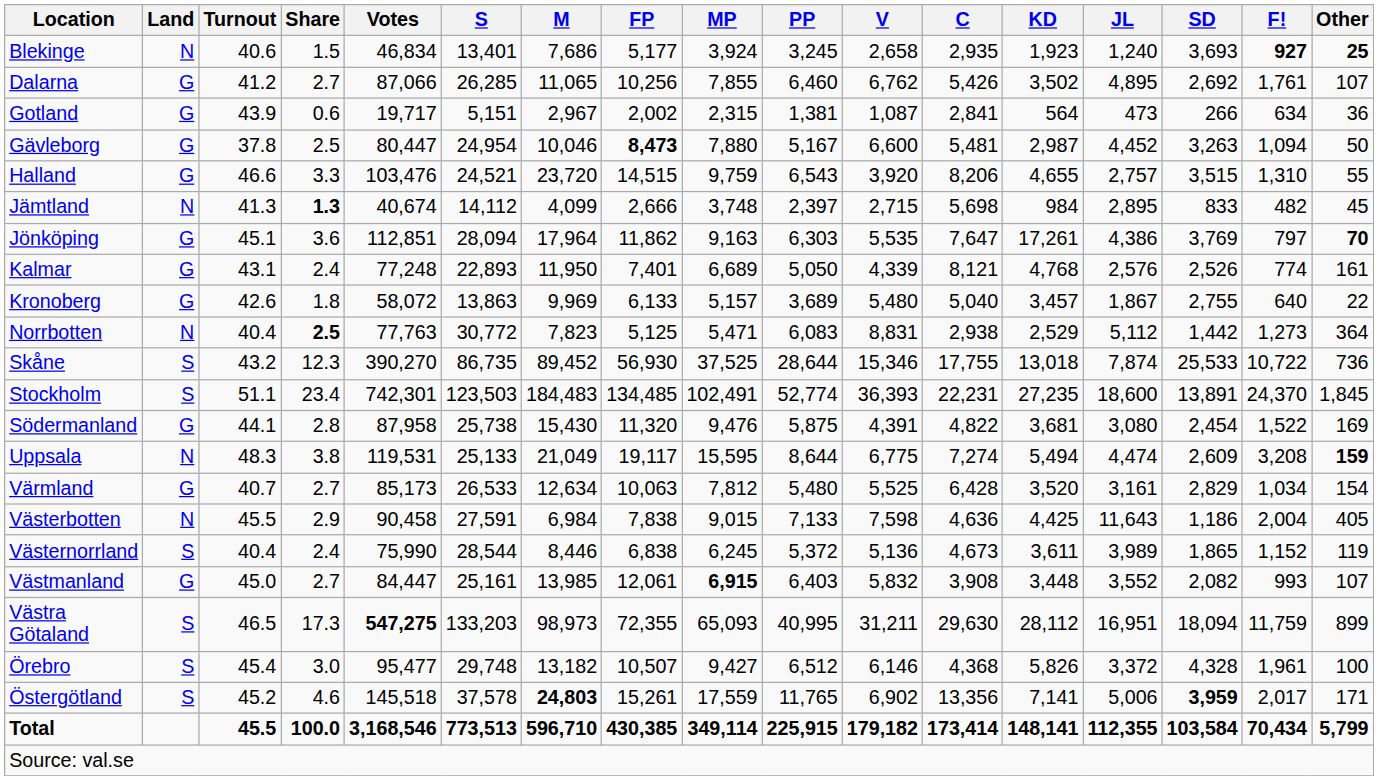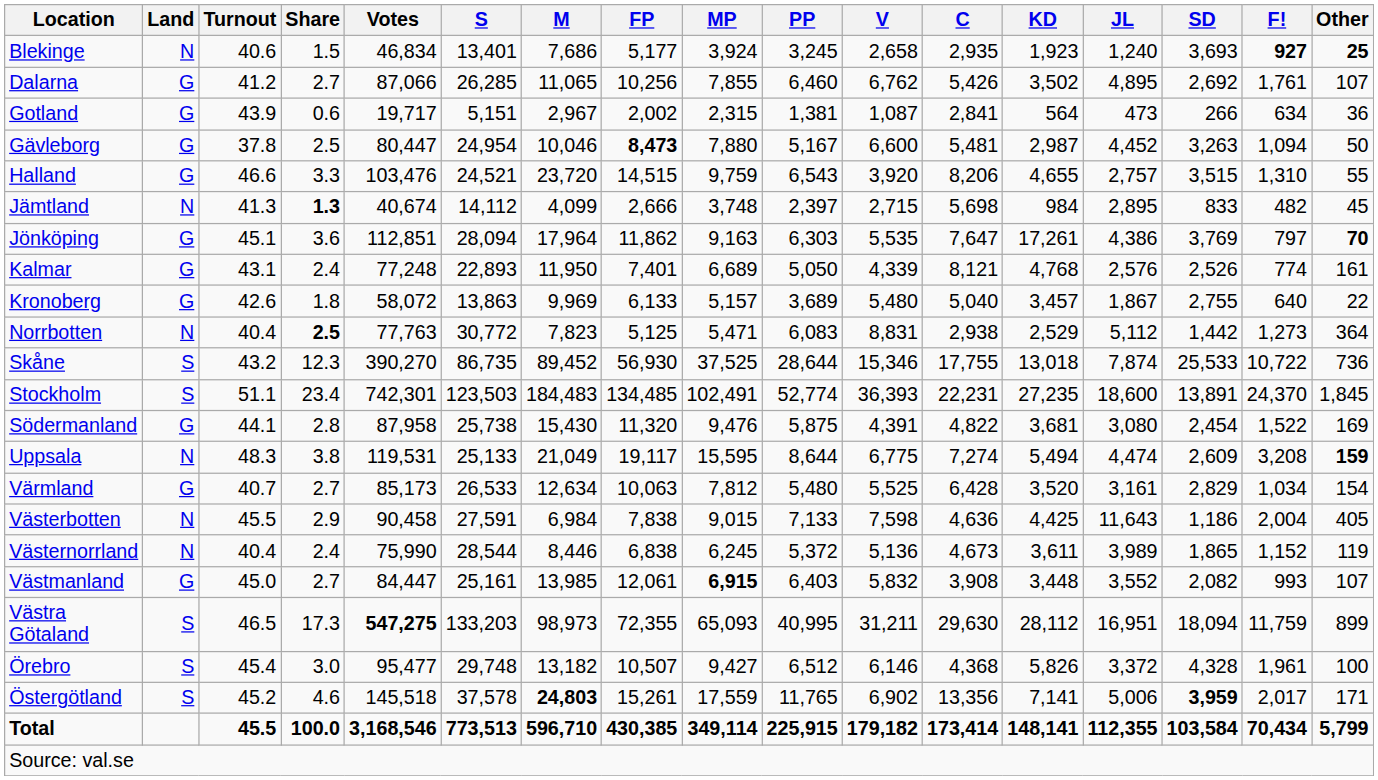(188, 550) S -> (187, 550) N
